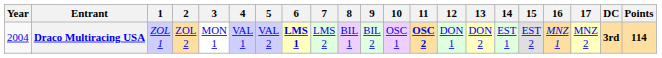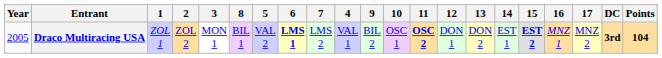columns swapped: (243, 13) <-> (349, 13)
(18, 37) 2004 -> (18, 37) 2005
(531, 37) normal -> (532, 37) bold
(639, 37) 114 -> (640, 37) 104
